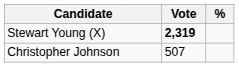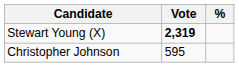(175, 52) 507 -> (175, 52) 595
